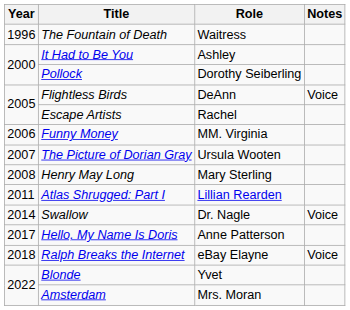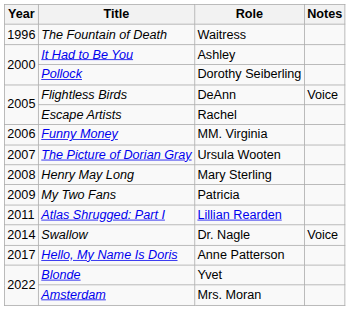+ row: (79, 194)
- row: (113, 255)
